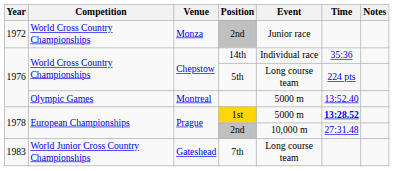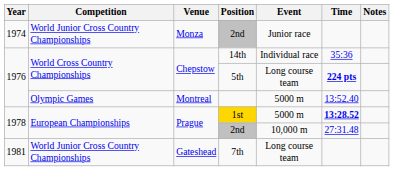(16, 34) 1972 -> (16, 34) 1974
(72, 34) World Cross Country Championships -> (85, 34) World Junior Cross Country Championships
(342, 77) normal -> (342, 77) bold
(16, 152) 1983 -> (16, 152) 1981
